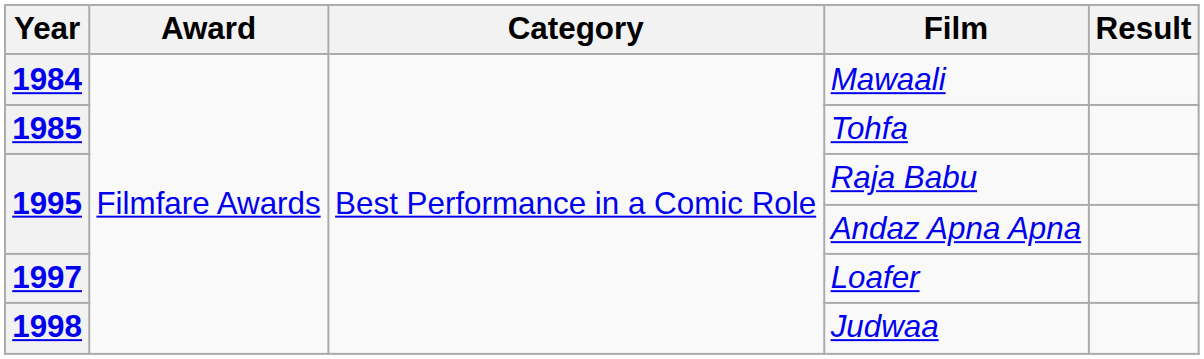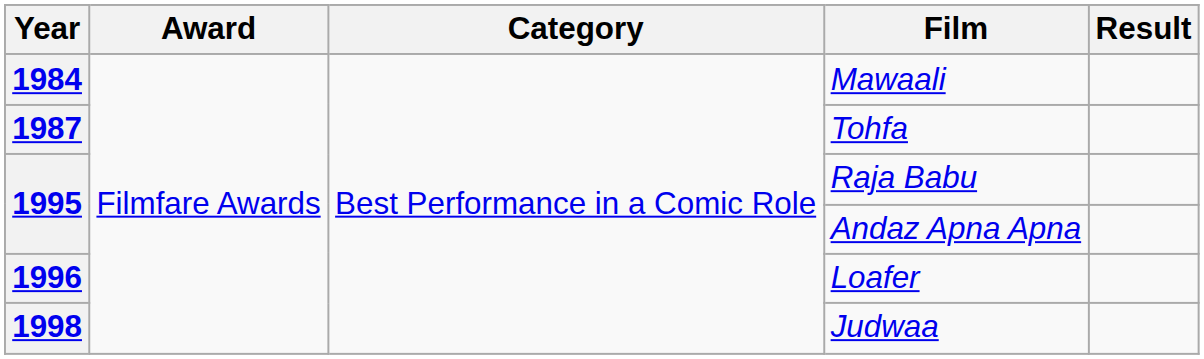(47, 128) 1985 -> (47, 128) 1987
(47, 278) 1997 -> (47, 278) 1996
